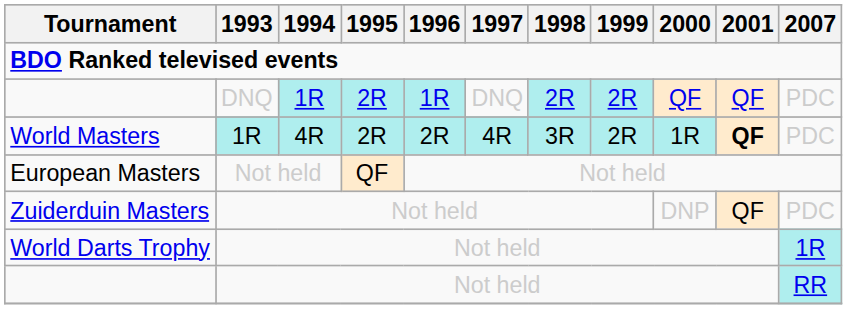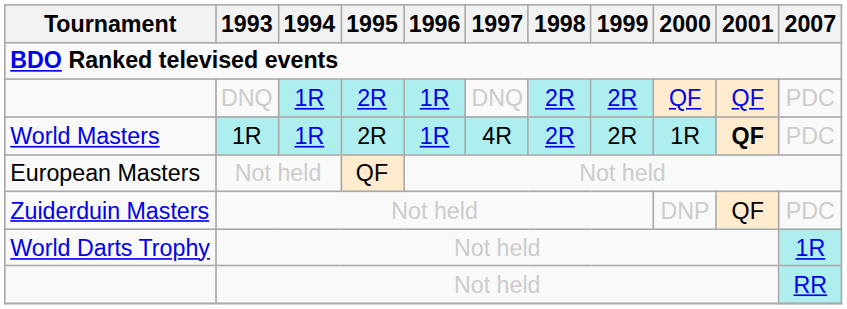(309, 136) 4R -> (309, 136) 1R
(435, 136) 2R -> (435, 136) 1R
(560, 136) 3R -> (560, 136) 2R
